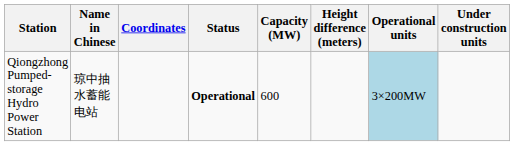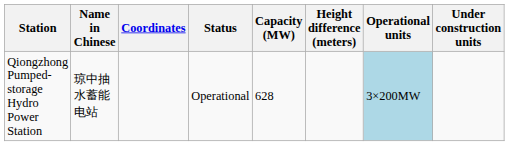(223, 96) bold -> (220, 96) normal
(270, 96) 600 -> (264, 96) 628
